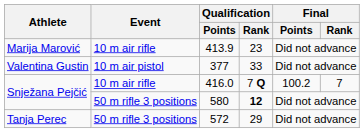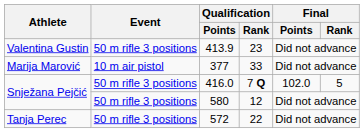(44, 48) Marija Marović -> (48, 48) Valentina Gustin
(125, 48) 10 m air rifle -> (145, 48) 50 m rifle 3 positions
(48, 66) Valentina Gustin -> (44, 66) Marija Marović
(125, 84) 10 m air rifle -> (145, 84) 50 m rifle 3 positions
(296, 84) 100.2 -> (296, 84) 102.0
(339, 84) 7 -> (339, 84) 5
(256, 101) bold -> (256, 101) normal
(256, 119) 29 -> (256, 119) 22
